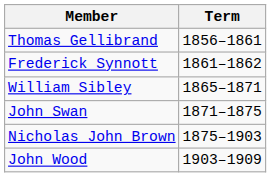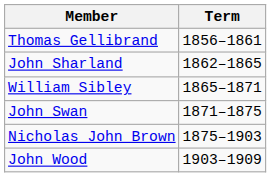- row: (83, 64)
+ row: (65, 64)
